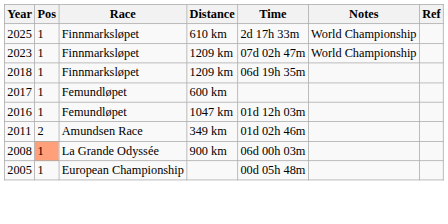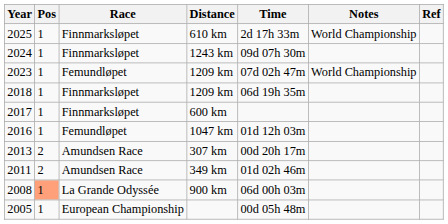+ row: (20, 53)
(100, 53) Finnmarksløpet -> (94, 72) Femundløpet
(94, 92) Femundløpet -> (100, 111) Finnmarksløpet
+ row: (20, 151)
